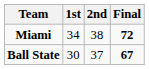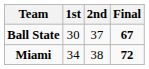rows swapped: (33, 34) <-> (33, 54)
